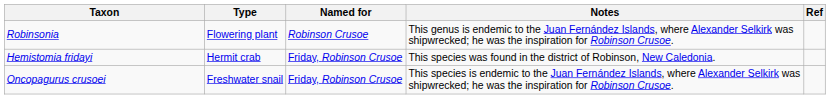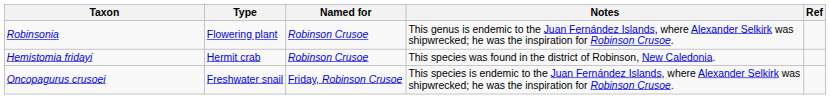(345, 57) Friday, Robinson Crusoe -> (328, 57) Robinson Crusoe
